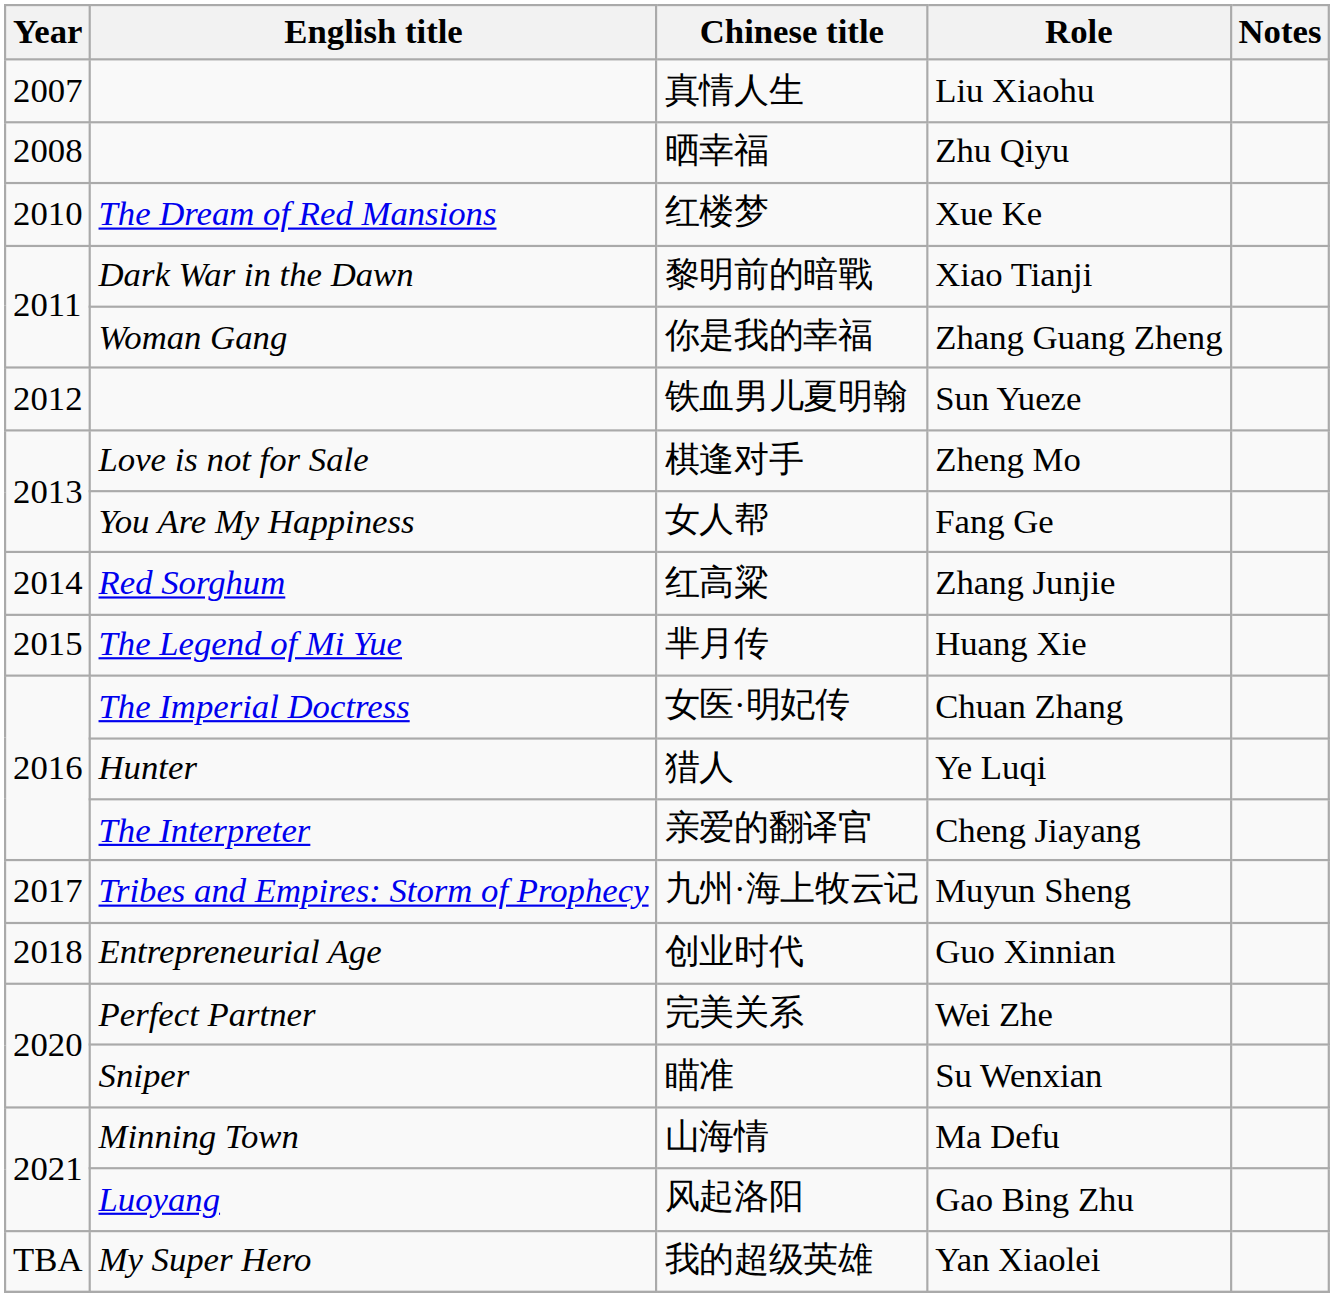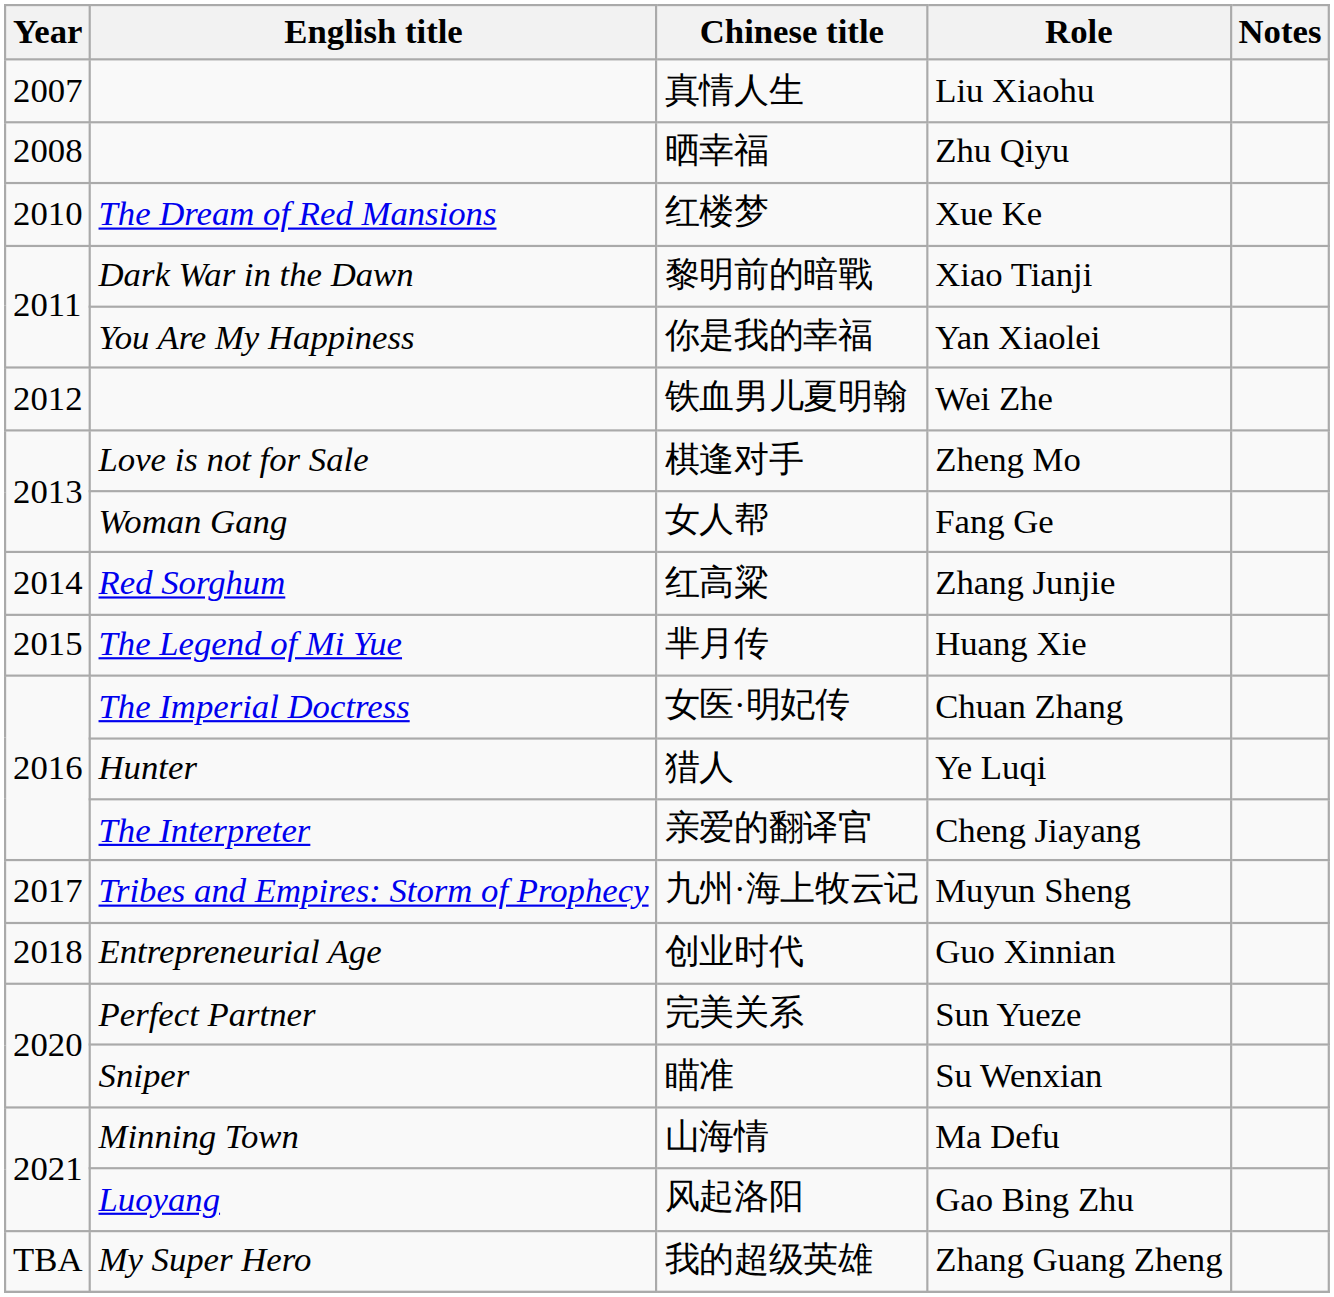(193, 336) Woman Gang -> (257, 336) You Are My Happiness
(1079, 336) Zhang Guang Zheng -> (1018, 336) Yan Xiaolei
(1008, 398) Sun Yueze -> (994, 398) Wei Zhe
(257, 521) You Are My Happiness -> (193, 521) Woman Gang
(994, 1013) Wei Zhe -> (1008, 1013) Sun Yueze
(1018, 1260) Yan Xiaolei -> (1079, 1260) Zhang Guang Zheng
